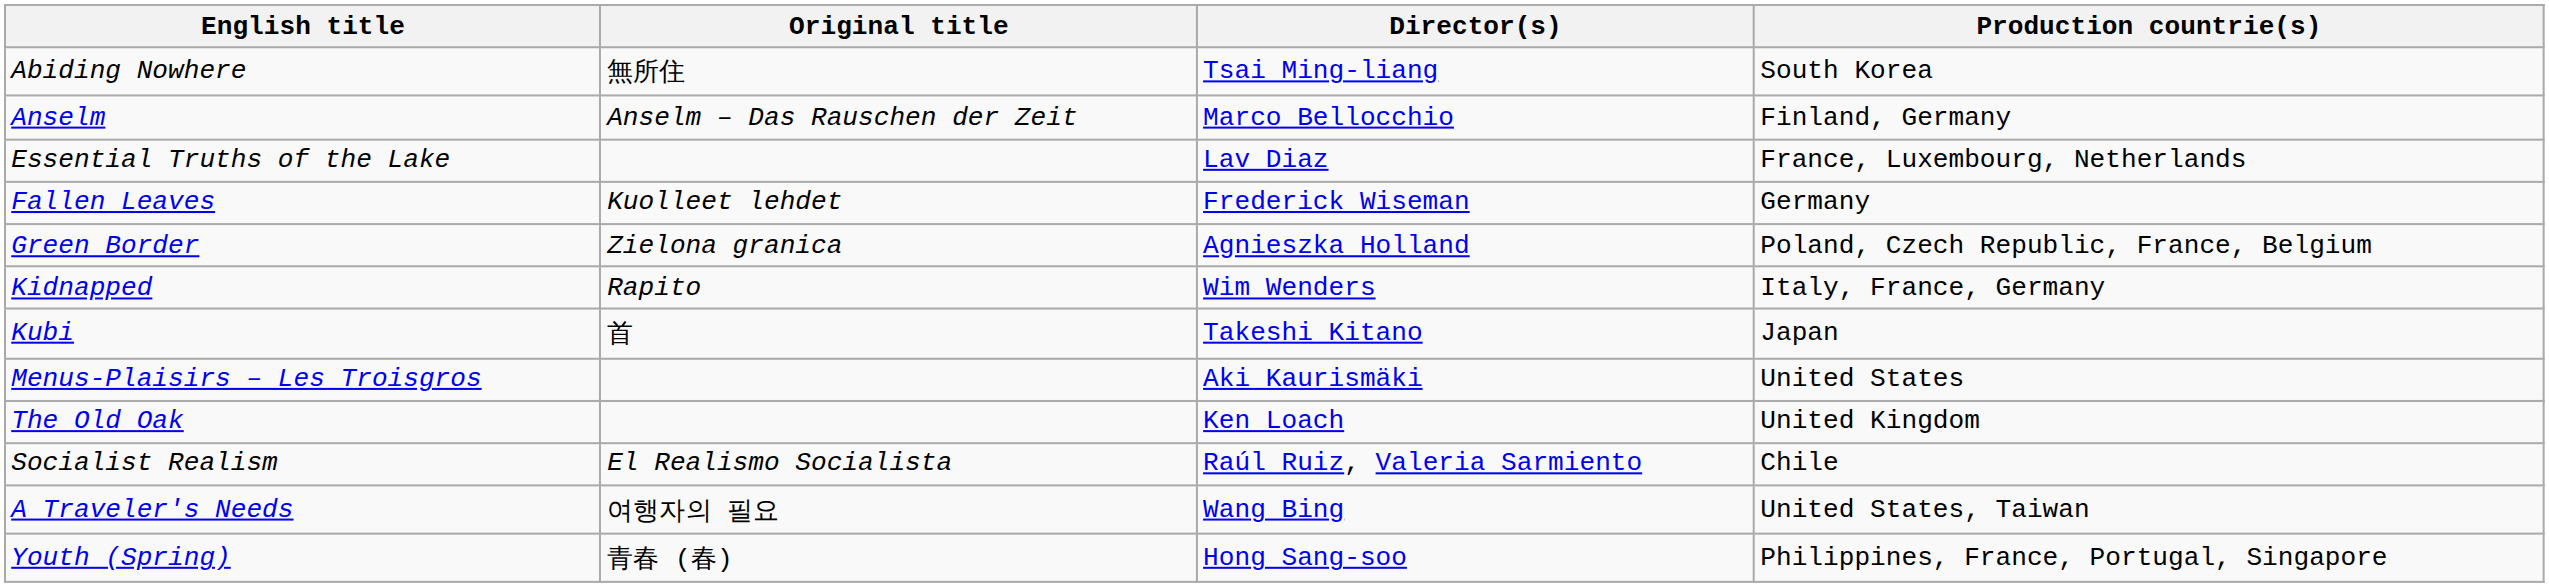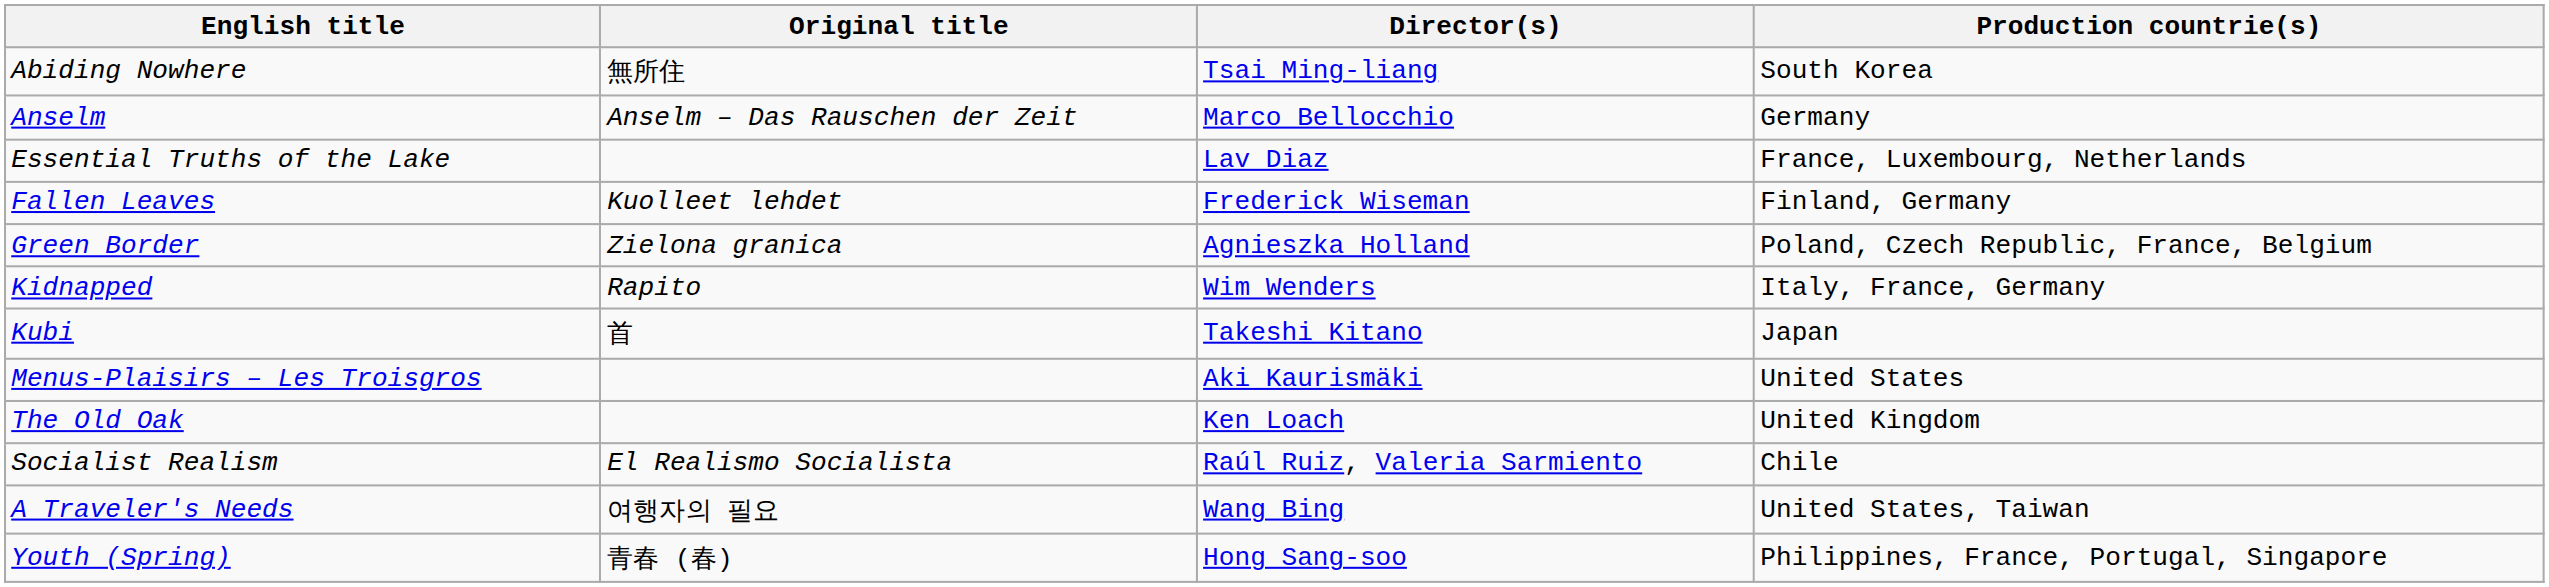(1886, 118) Finland, Germany -> (1815, 118) Germany
(1815, 203) Germany -> (1886, 203) Finland, Germany
